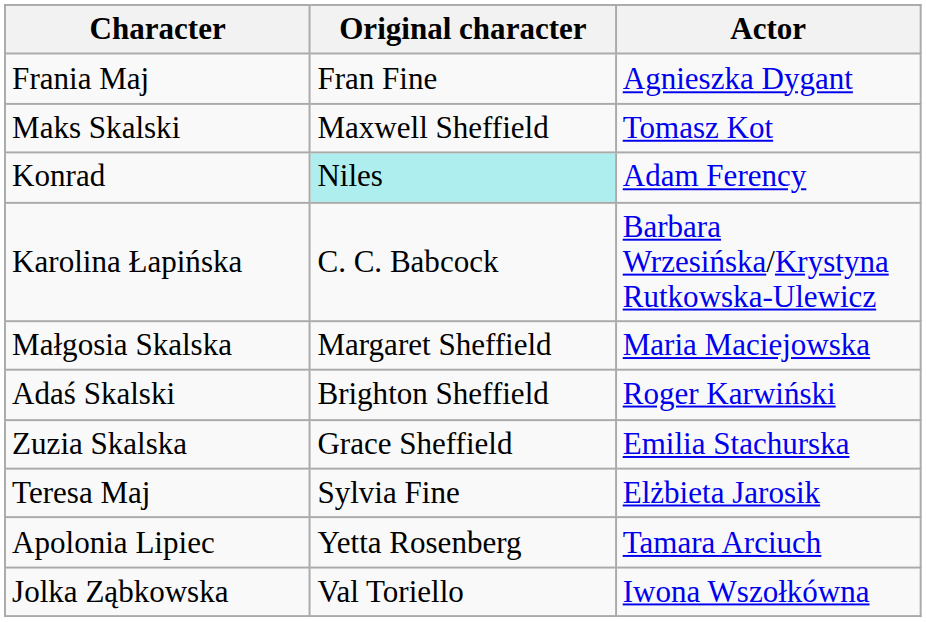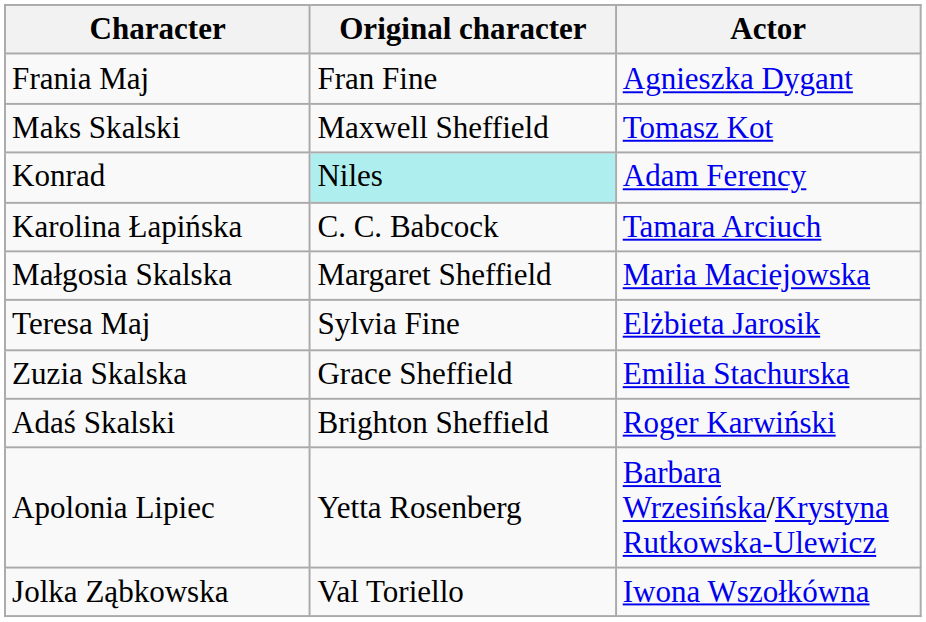(756, 260) Barbara Wrzesińska/Krystyna Rutkowska-Ulewicz -> (722, 226) Tamara Arciuch
rows swapped: (94, 394) <-> (81, 492)
(722, 542) Tamara Arciuch -> (756, 507) Barbara Wrzesińska/Krystyna Rutkowska-Ulewicz
